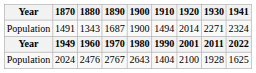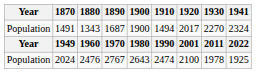(189, 28) 2014 -> (189, 28) 2017
(214, 28) 2271 -> (214, 28) 2270
(164, 60) 1404 -> (164, 60) 2474
(214, 60) 1928 -> (214, 60) 1978
(239, 60) 1625 -> (239, 60) 1925
